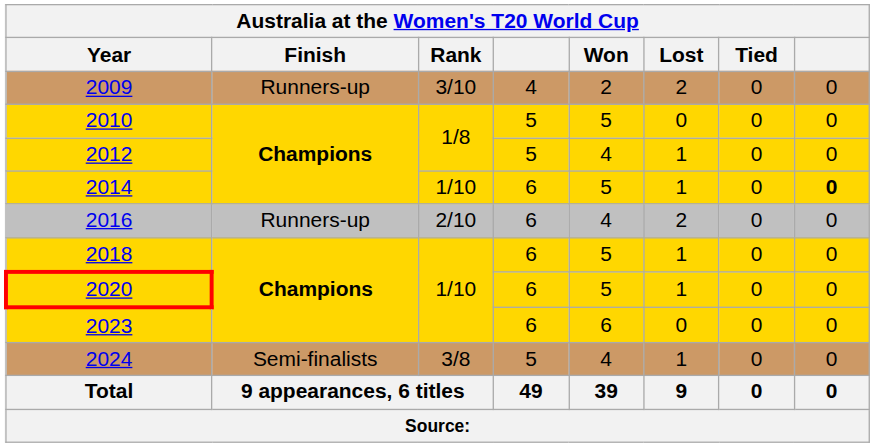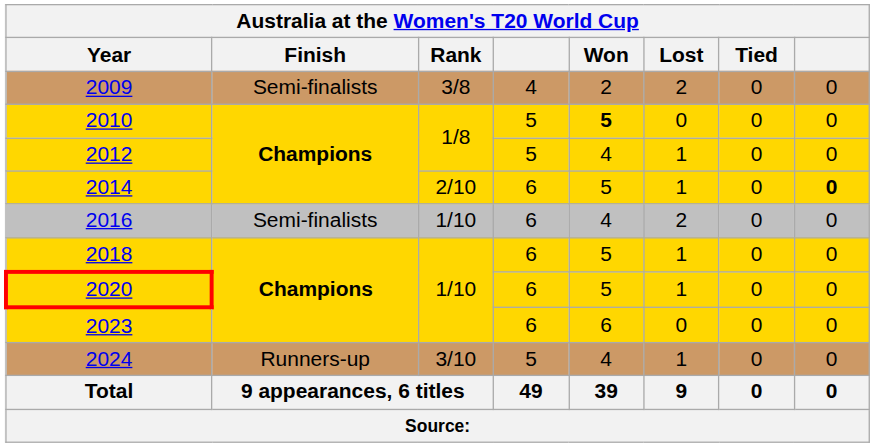(315, 87) Runners-up -> (315, 87) Semi-finalists
(456, 87) 3/10 -> (456, 87) 3/8
(606, 120) normal -> (606, 120) bold
(456, 187) 1/10 -> (456, 187) 2/10
(315, 220) Runners-up -> (315, 220) Semi-finalists
(456, 220) 2/10 -> (456, 220) 1/10
(315, 358) Semi-finalists -> (315, 358) Runners-up
(456, 358) 3/8 -> (456, 358) 3/10
